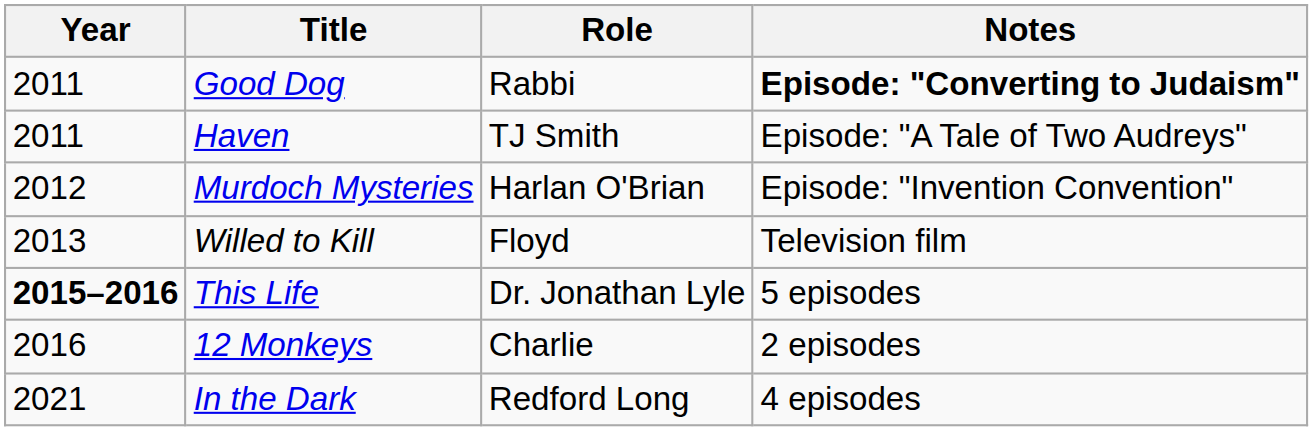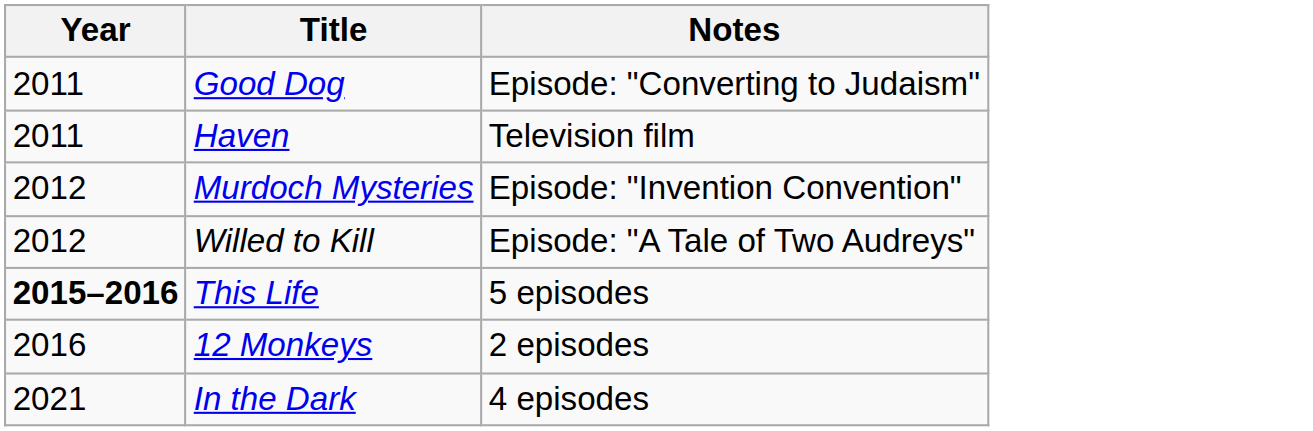- column: (617, 30)
(1030, 83) bold -> (734, 83) normal
(1004, 135) Episode: "A Tale of Two Audreys" -> (592, 135) Television film
(50, 240) 2013 -> (50, 240) 2012
(864, 240) Television film -> (732, 240) Episode: "A Tale of Two Audreys"
